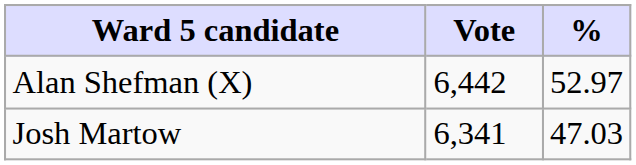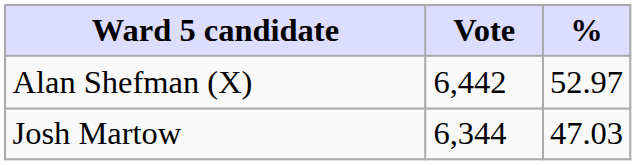(470, 133) 6,341 -> (470, 133) 6,344
